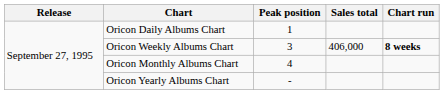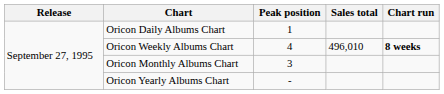(290, 47) 3 -> (290, 47) 4
(346, 47) 406,000 -> (346, 47) 496,010
(290, 64) 4 -> (290, 64) 3
